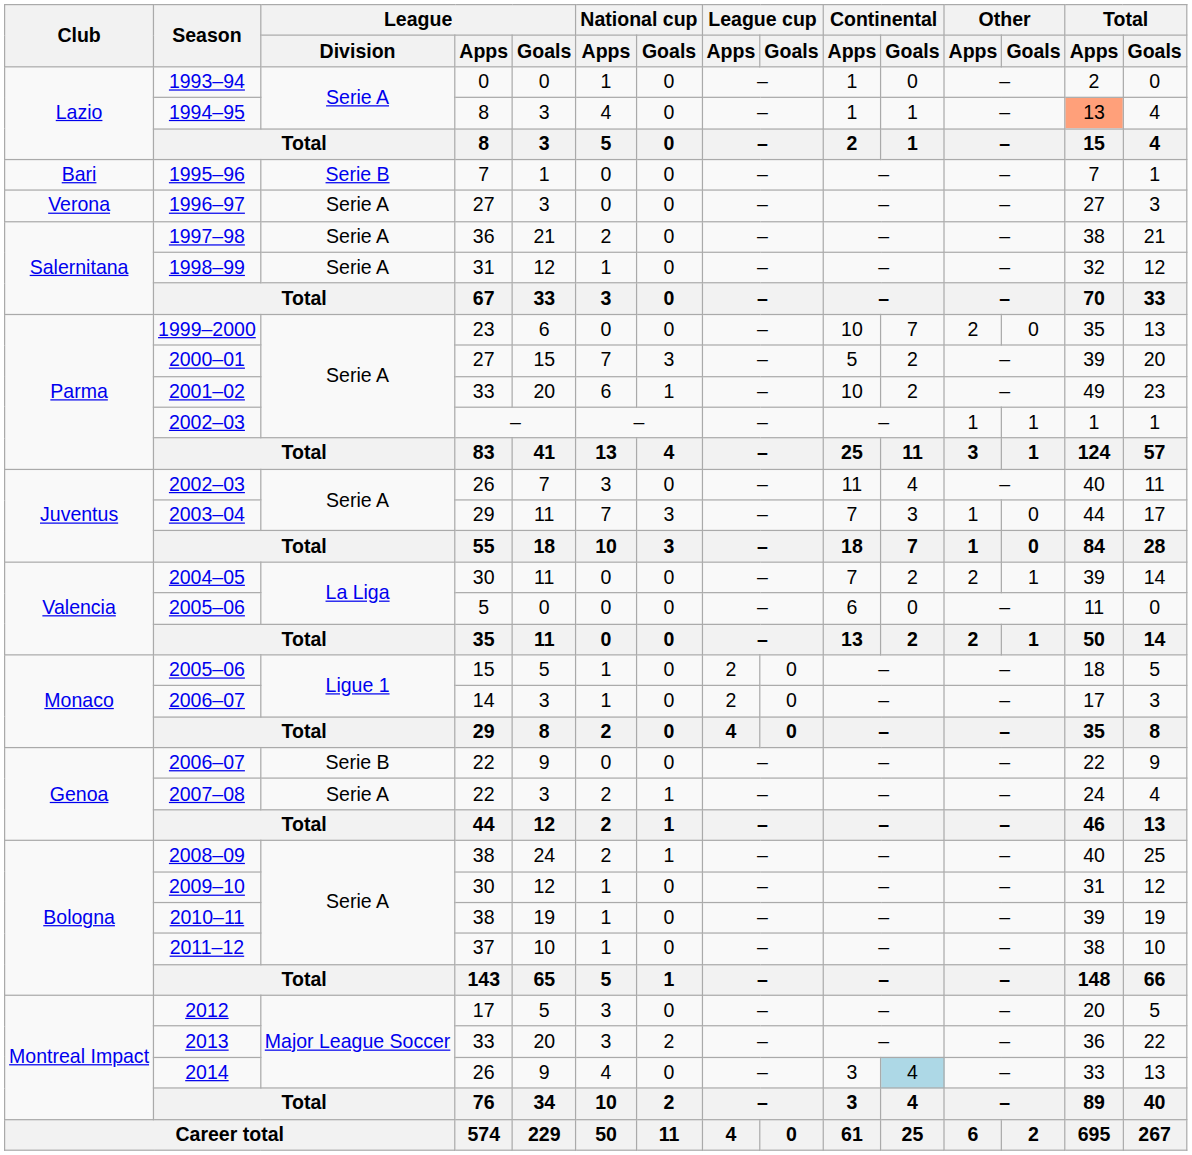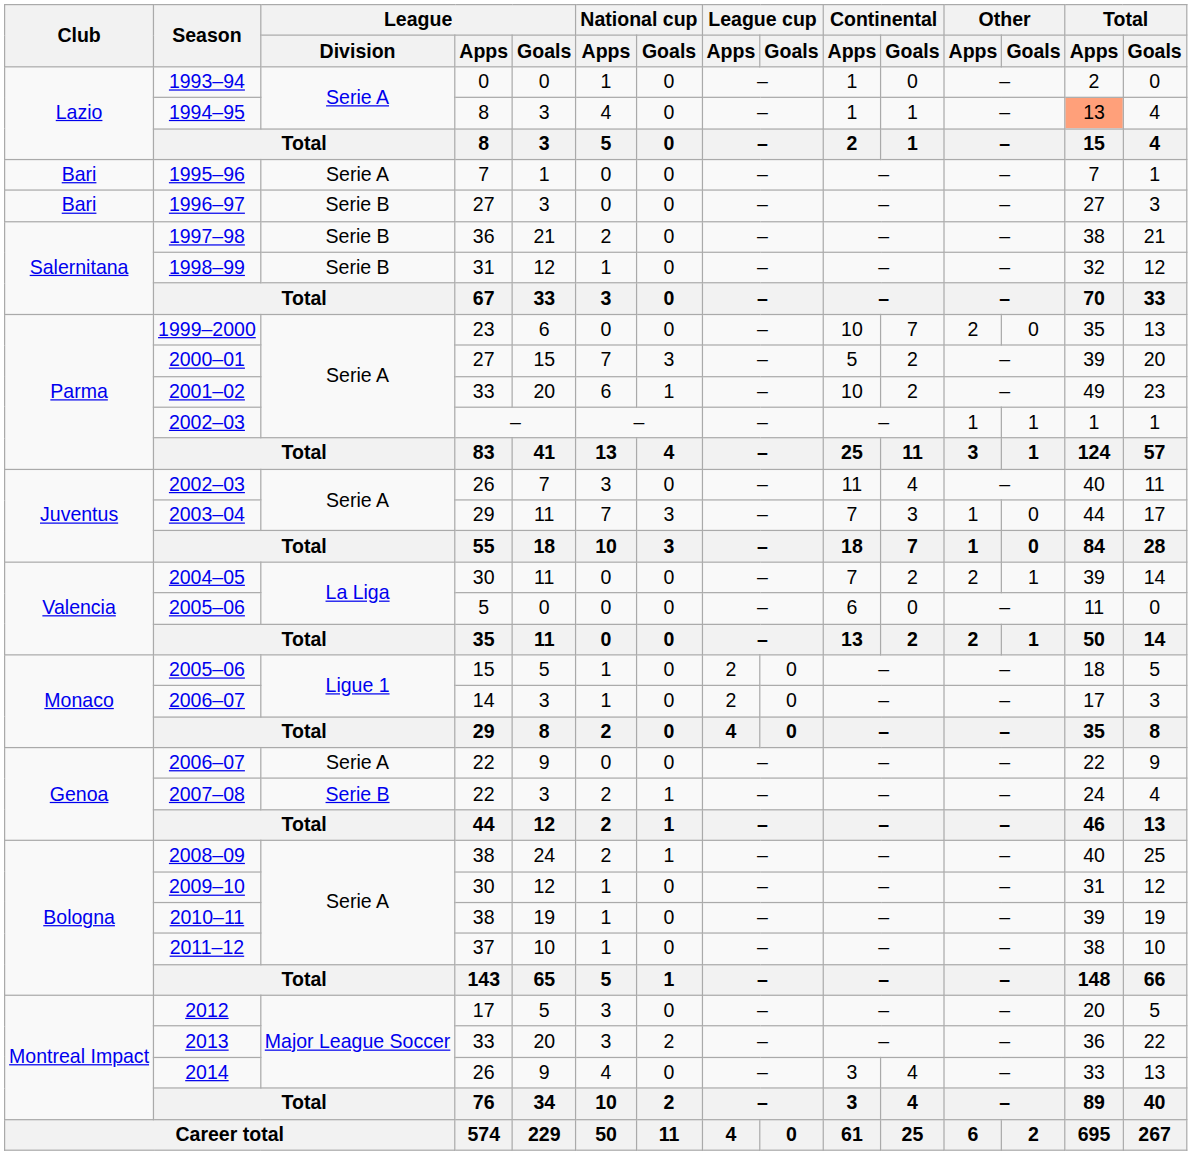(358, 174) Serie B -> (358, 174) Serie A
(79, 205) Verona -> (79, 205) Bari
(358, 205) Serie A -> (358, 205) Serie B
(358, 236) Serie A -> (358, 236) Serie B
(358, 267) Serie A -> (358, 267) Serie B
(358, 762) Serie B -> (358, 762) Serie A
(358, 793) Serie A -> (358, 793) Serie B
(912, 1072) lightblue background -> (912, 1072) no background
